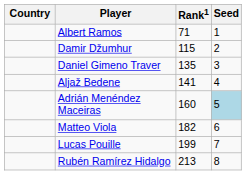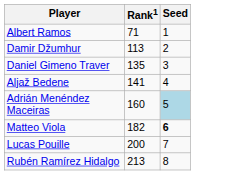- column: (30, 14)
(187, 49) 115 -> (136, 49) 113
(217, 128) normal -> (166, 128) bold
(187, 144) 199 -> (136, 144) 200
